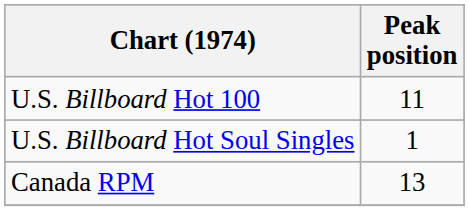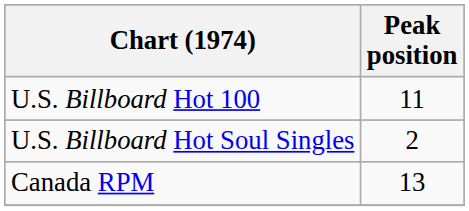(412, 140) 1 -> (412, 140) 2
